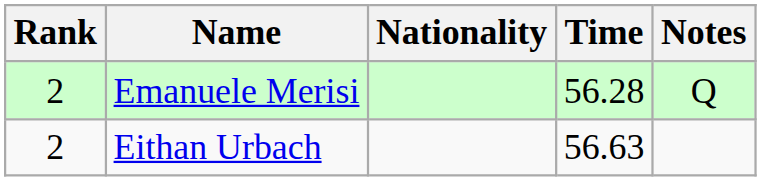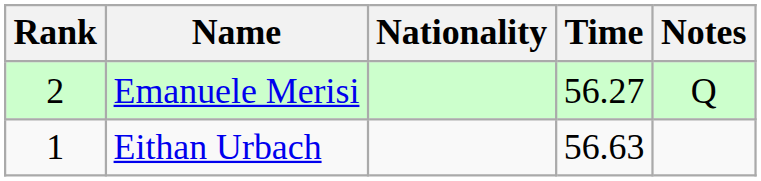(604, 89) 56.28 -> (604, 89) 56.27
(55, 146) 2 -> (55, 146) 1
